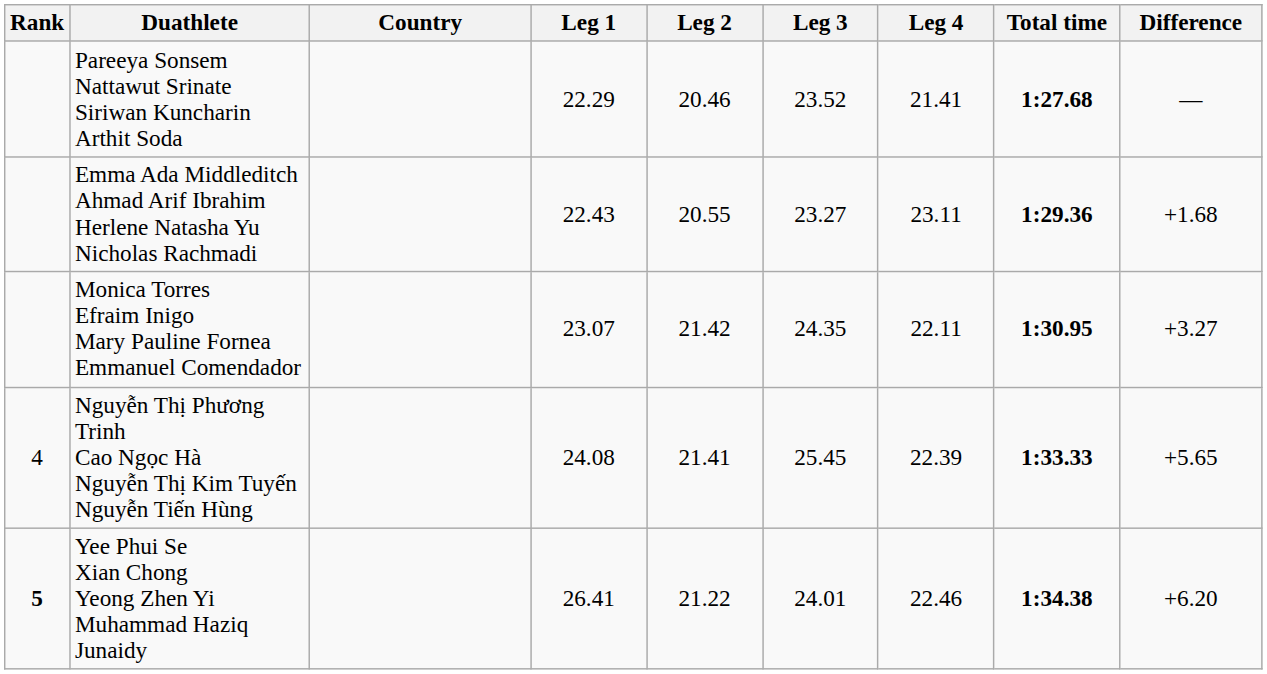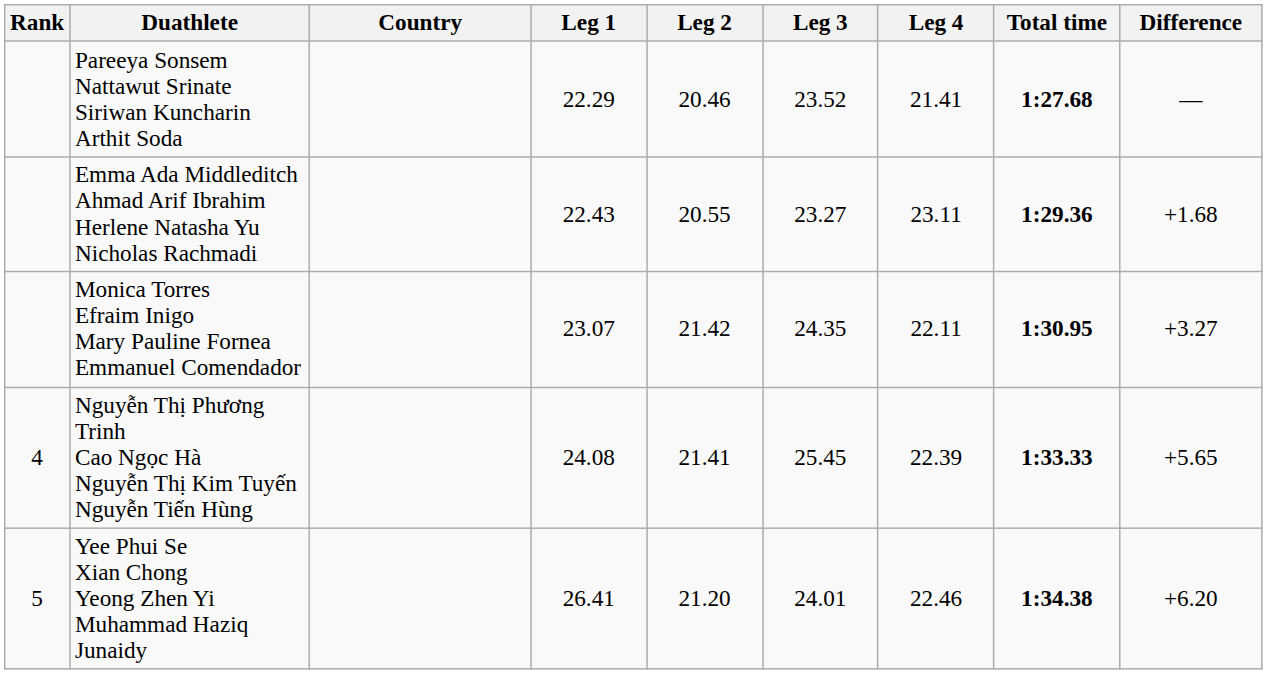(37, 598) bold -> (37, 598) normal
(705, 598) 21.22 -> (705, 598) 21.20
